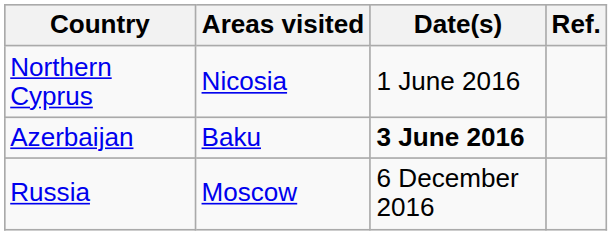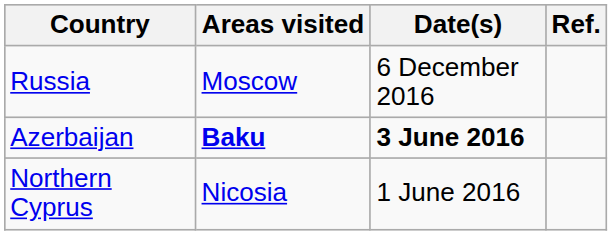rows swapped: (61, 81) <-> (50, 193)
(231, 137) normal -> (233, 137) bold
